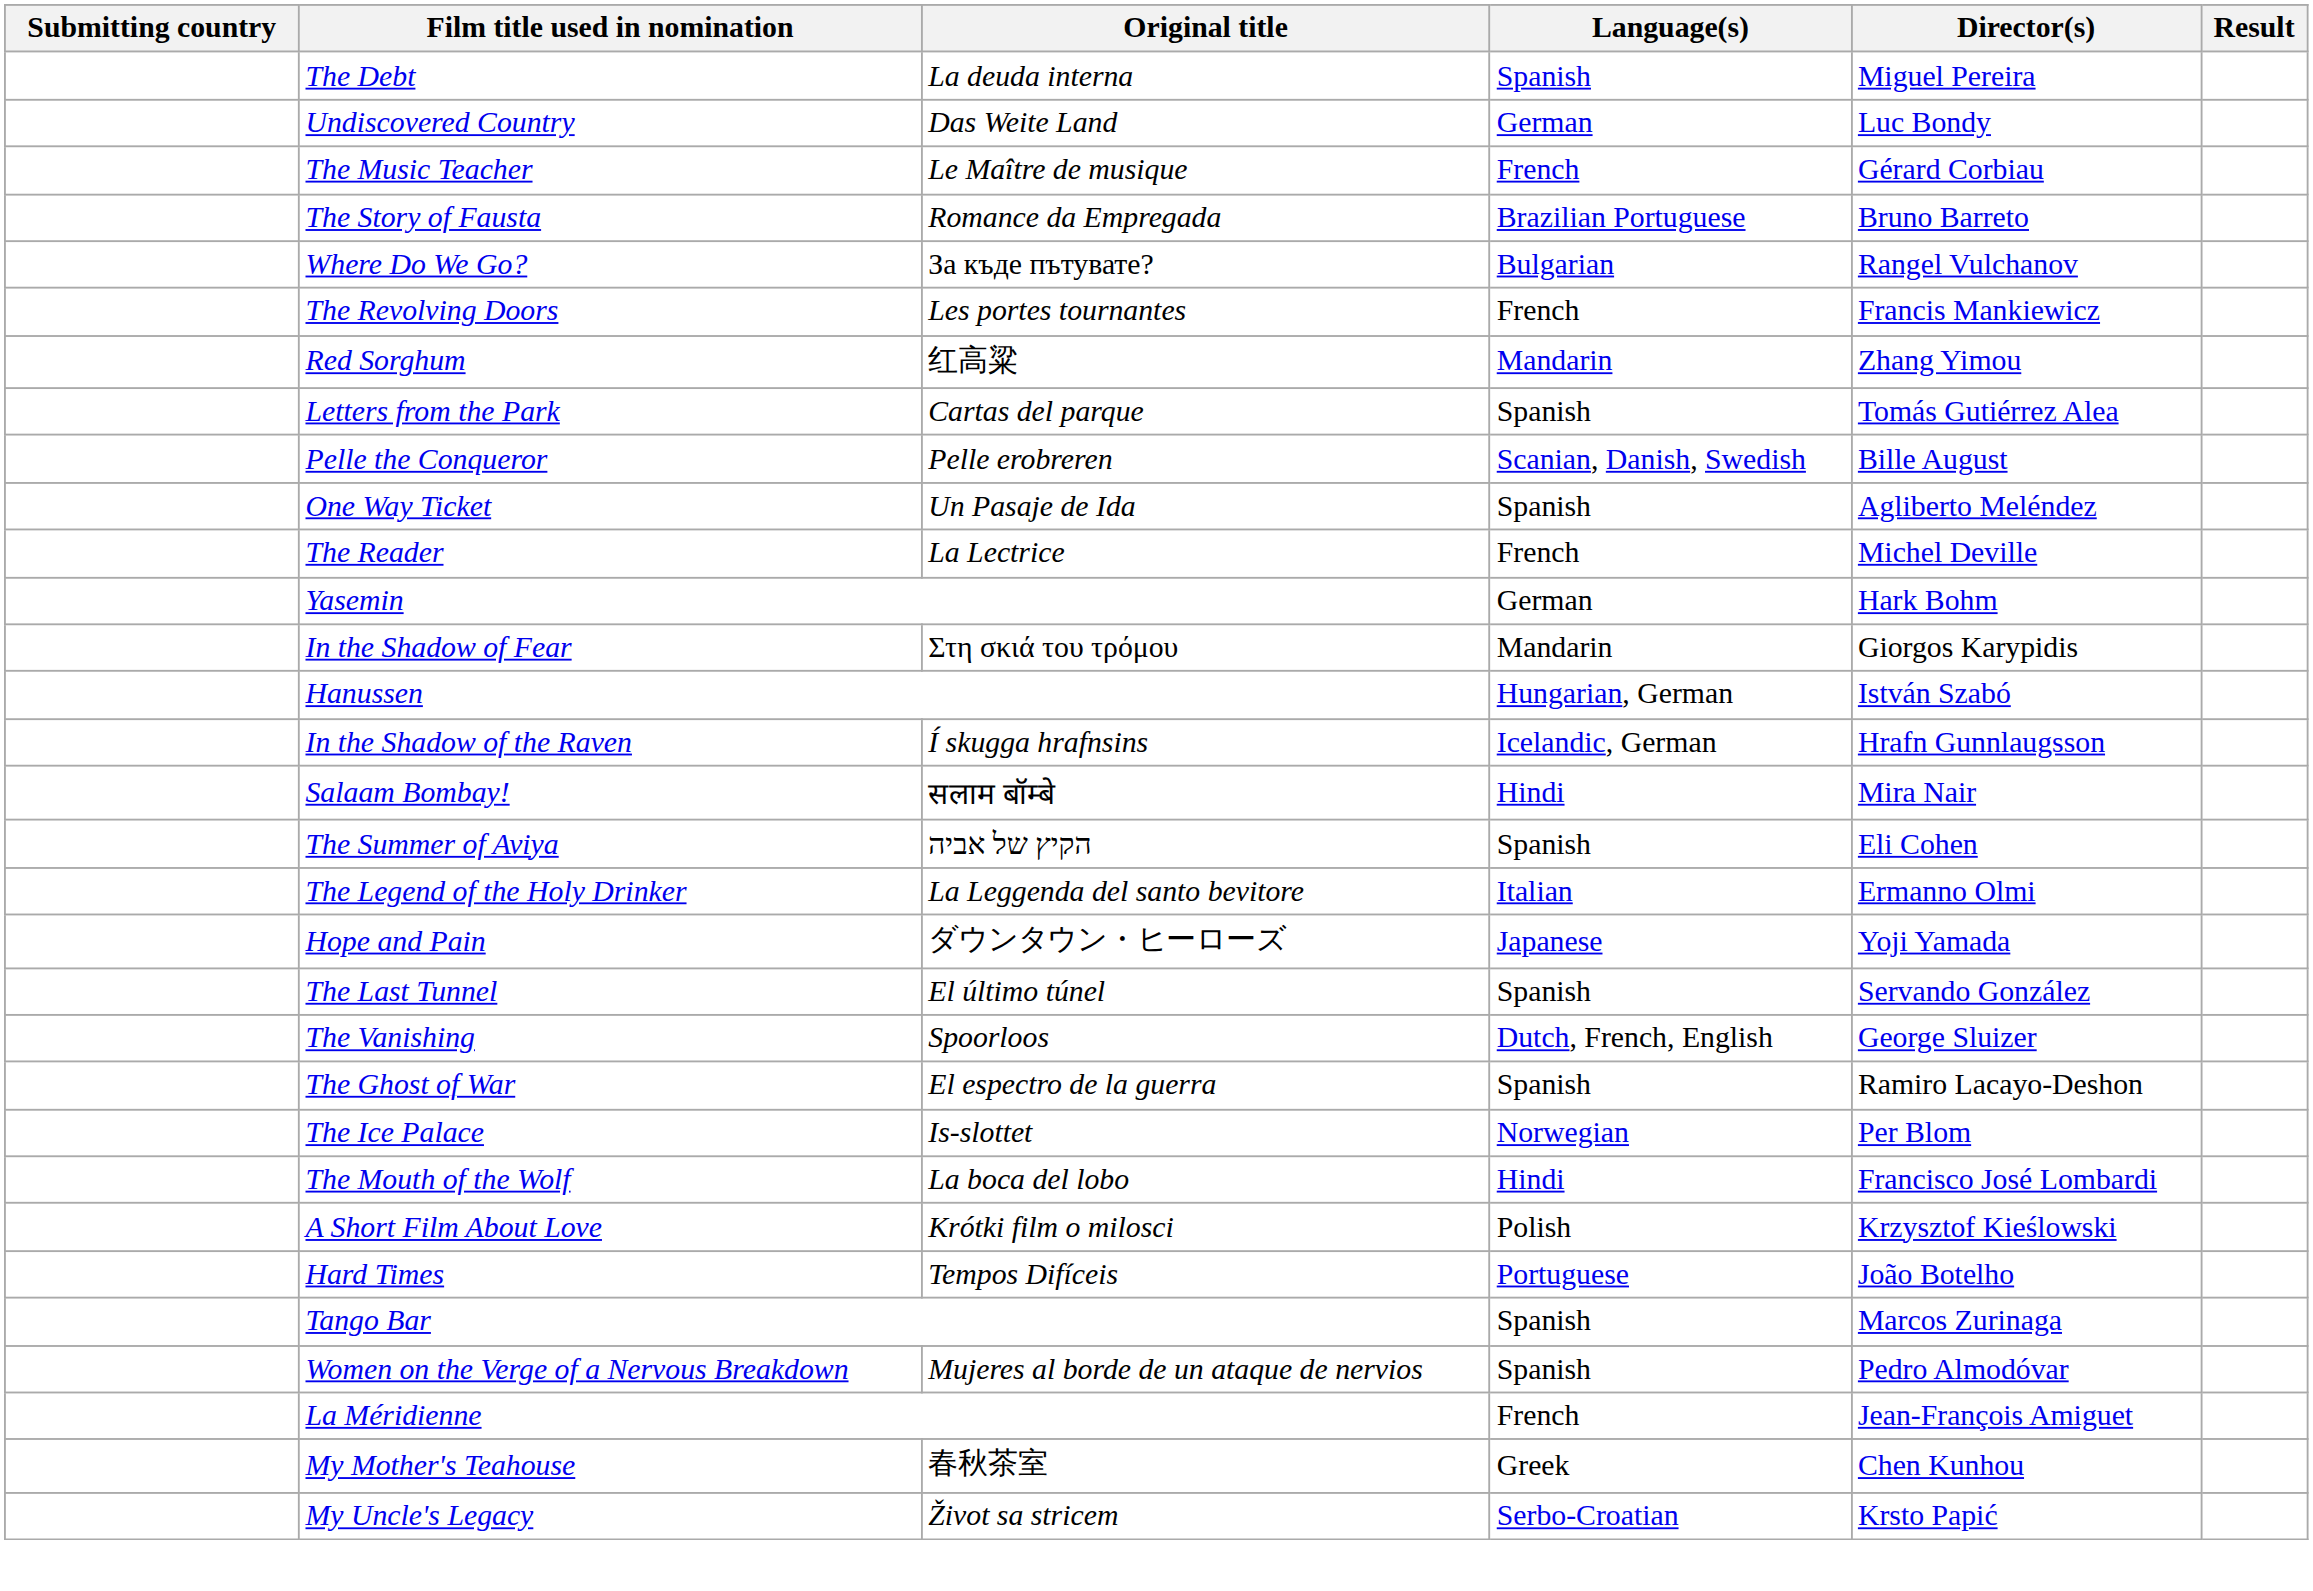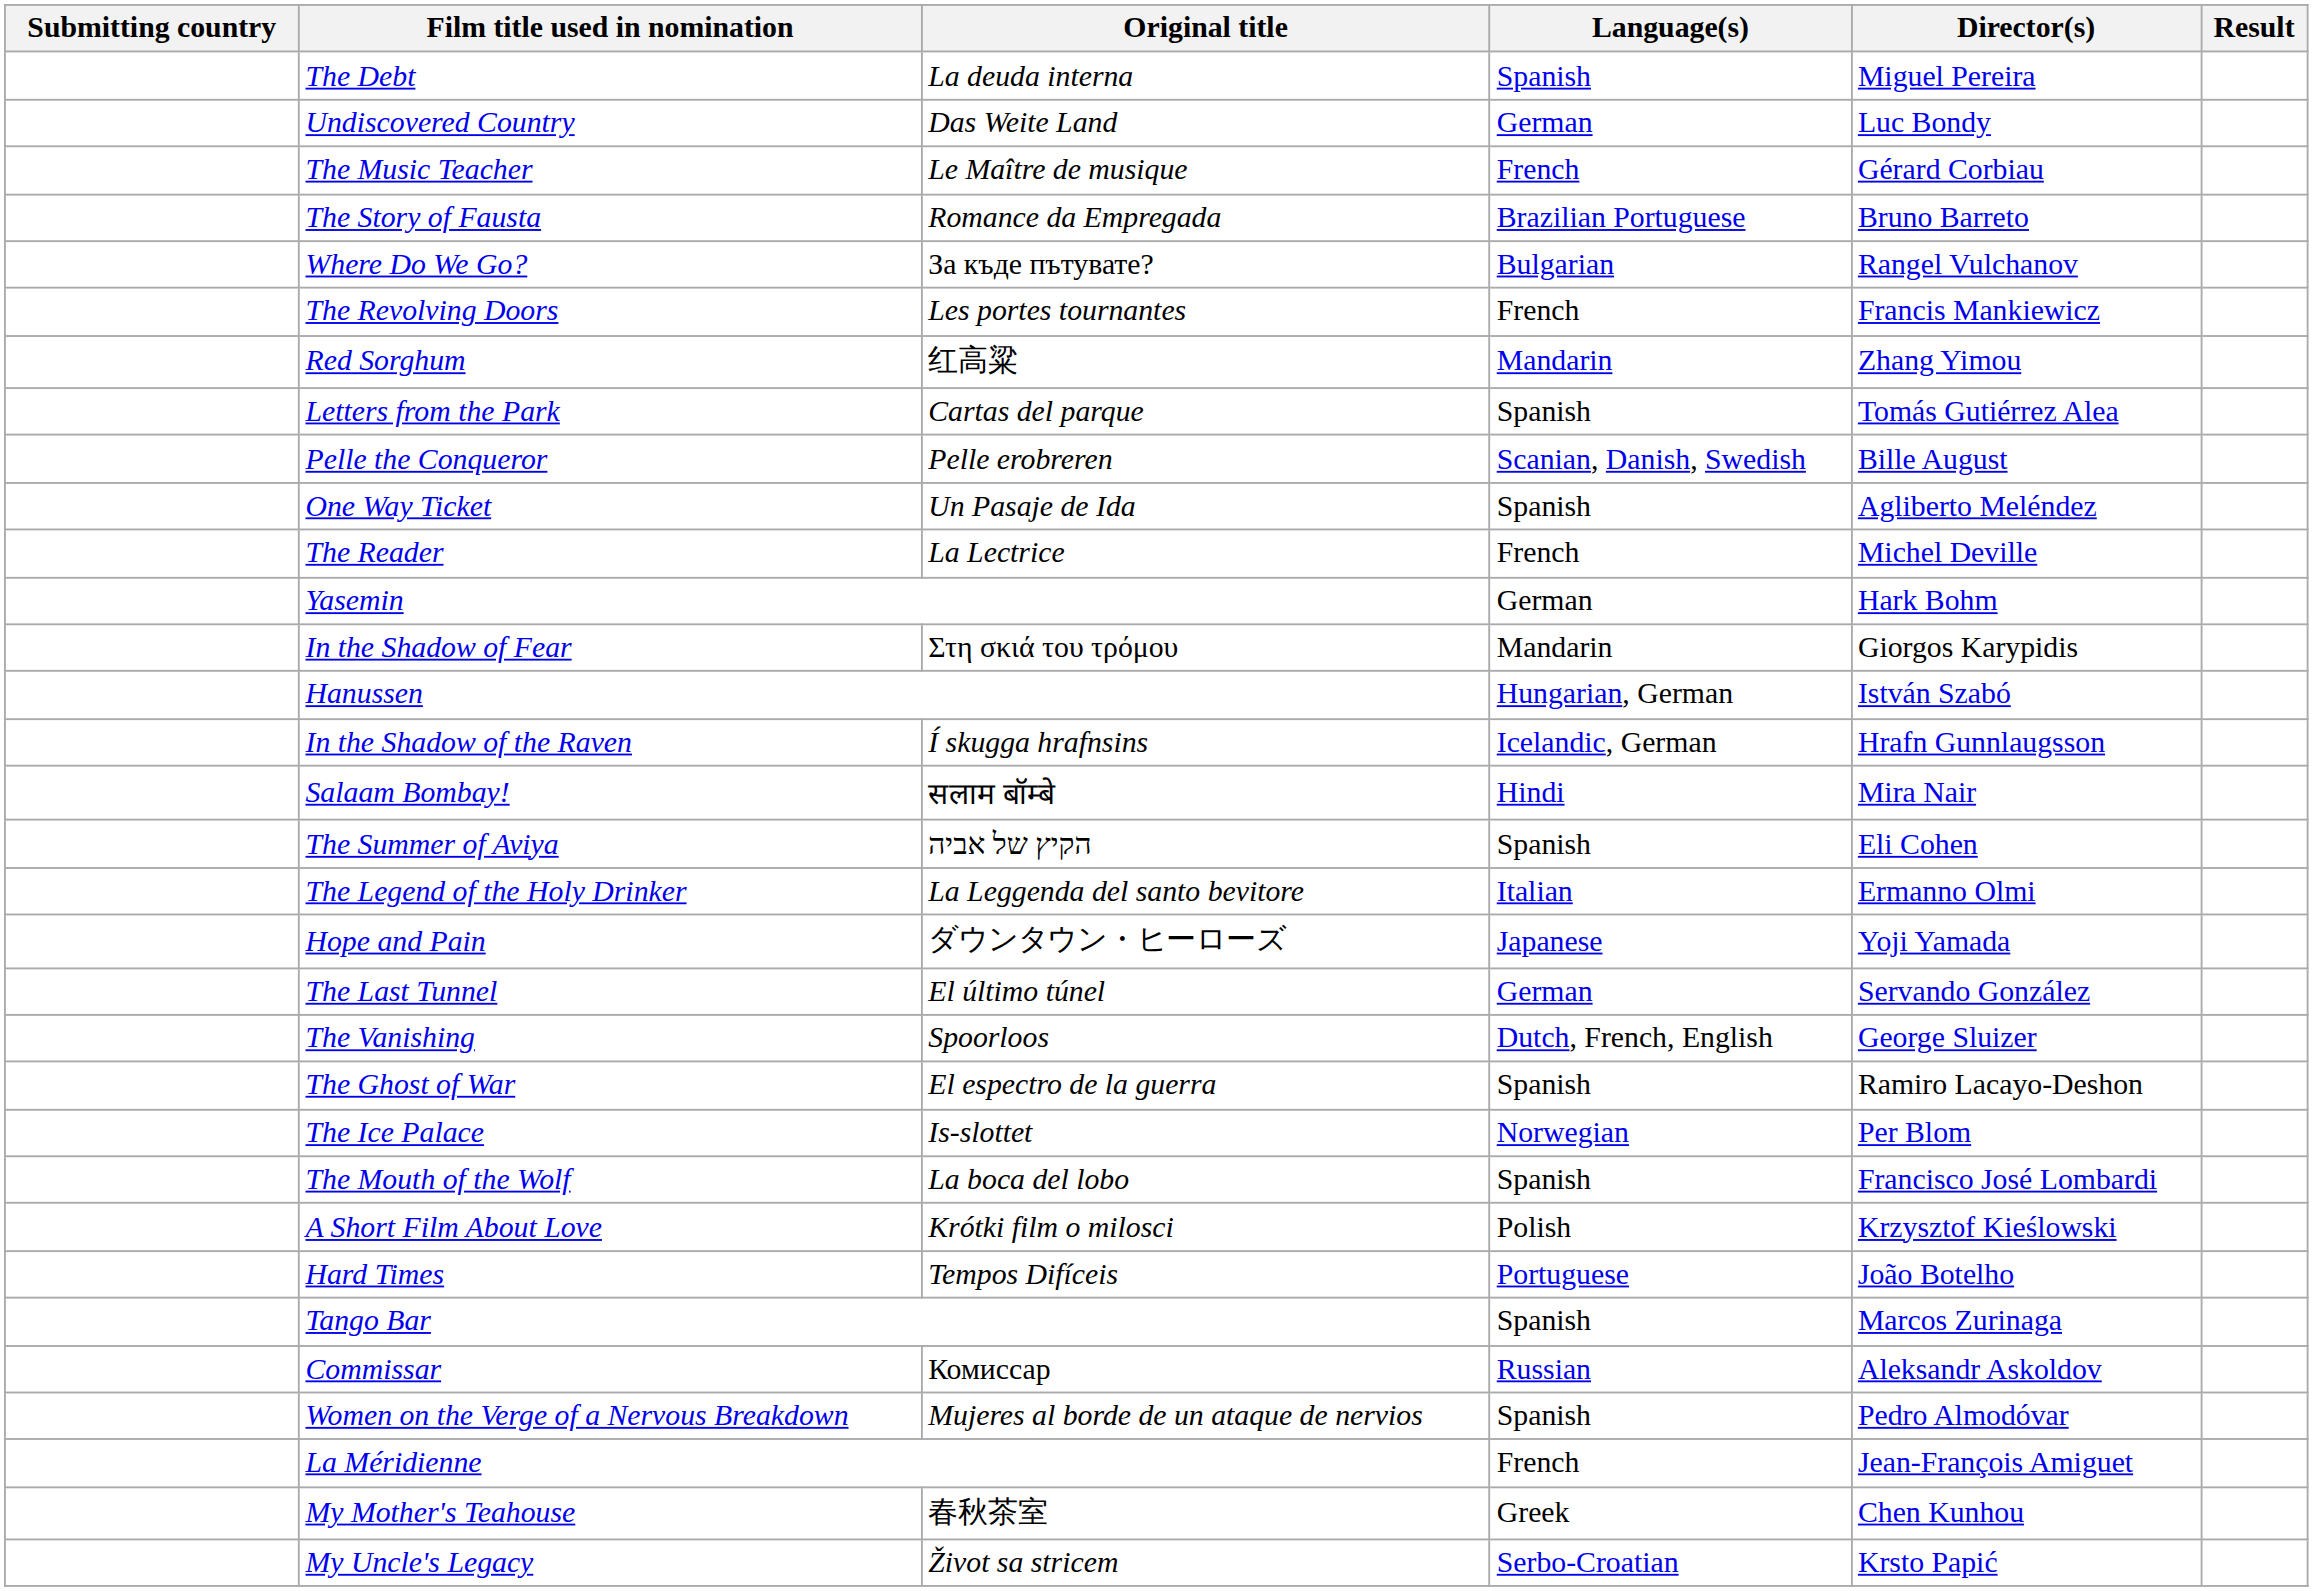(1544, 990) Spanish -> (1545, 990) German
(1531, 1179) Hindi -> (1544, 1179) Spanish
+ row: (373, 1368)
